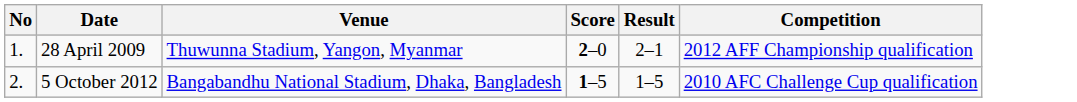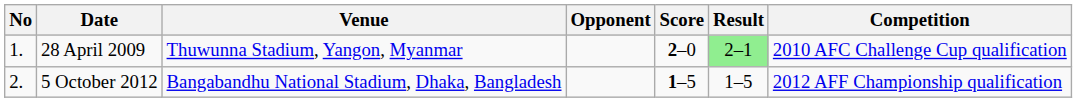+ column: (611, 19)
(649, 50) no background -> (738, 50) lightgreen background
(828, 50) 2012 AFF Championship qualification -> (920, 50) 2010 AFC Challenge Cup qualification
(831, 81) 2010 AFC Challenge Cup qualification -> (917, 81) 2012 AFF Championship qualification
